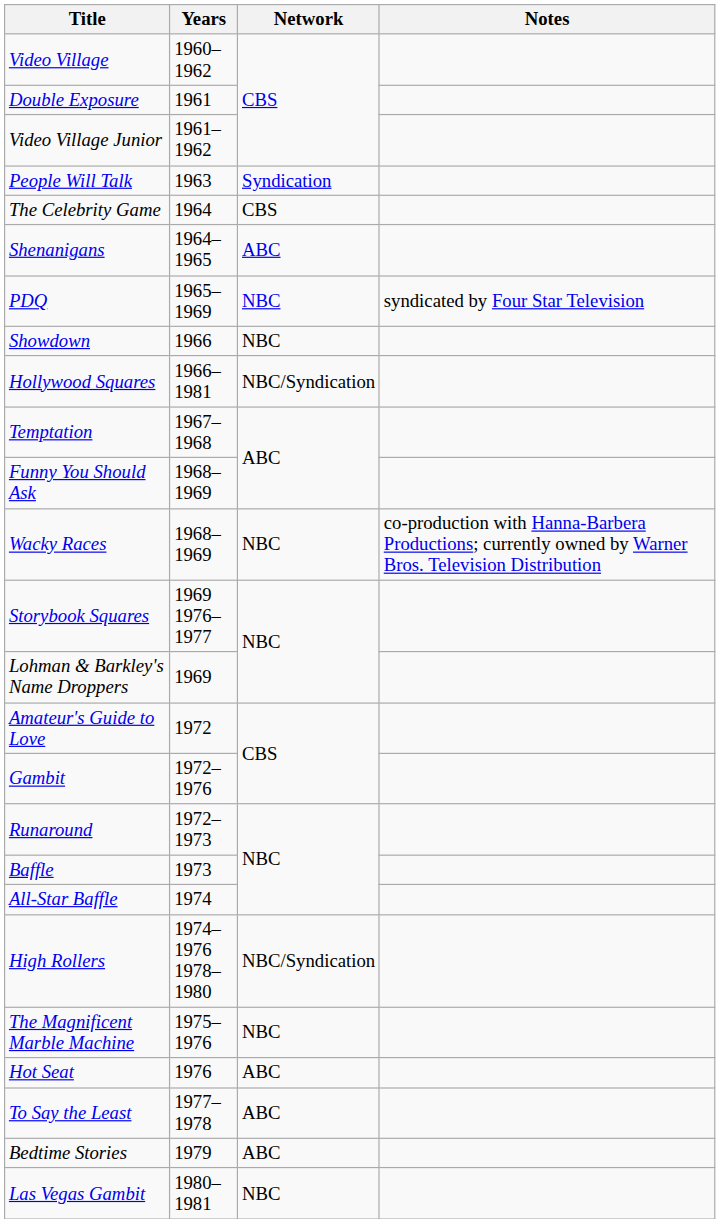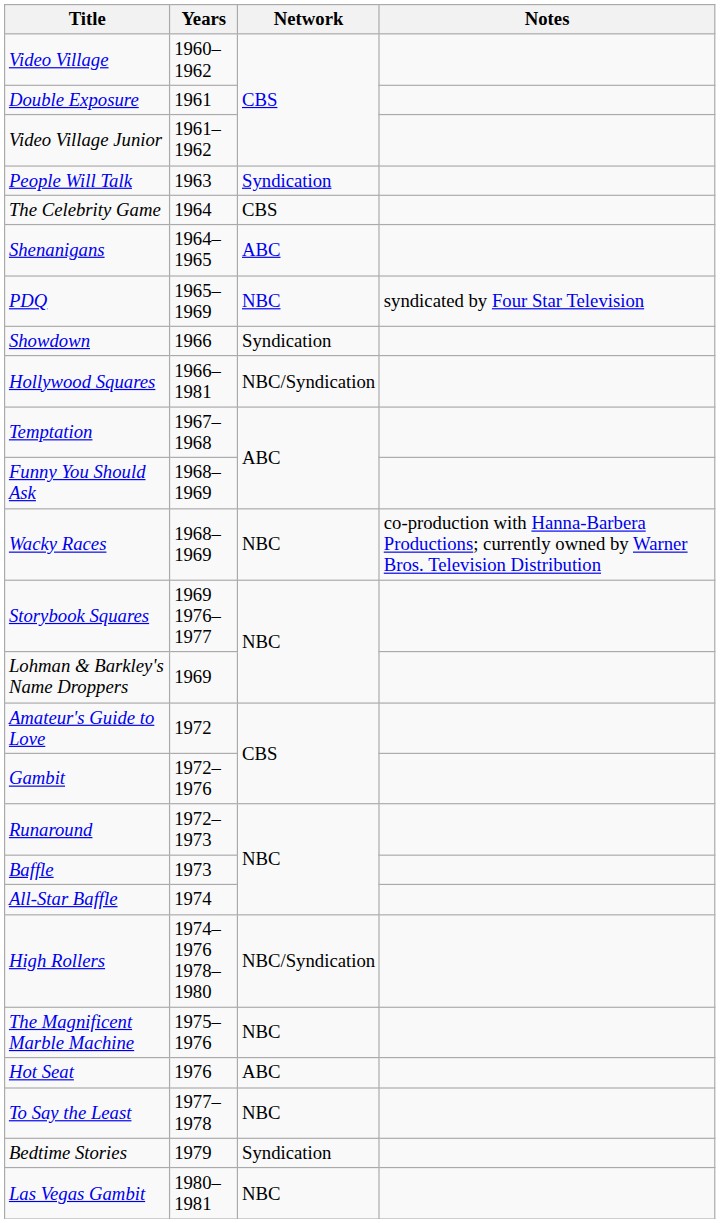(261, 341) NBC -> (287, 341) Syndication
(261, 1112) ABC -> (261, 1112) NBC
(261, 1153) ABC -> (287, 1153) Syndication
